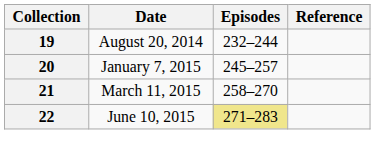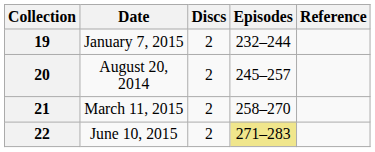+ column: (209, 16)
(151, 41) August 20, 2014 -> (134, 41) January 7, 2015
(151, 66) January 7, 2015 -> (134, 75) August 20, 2014
